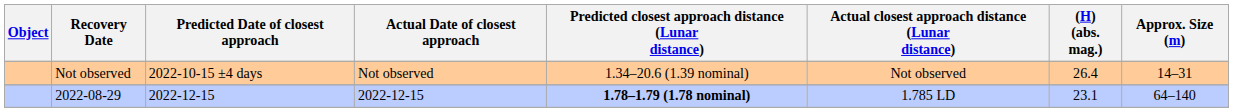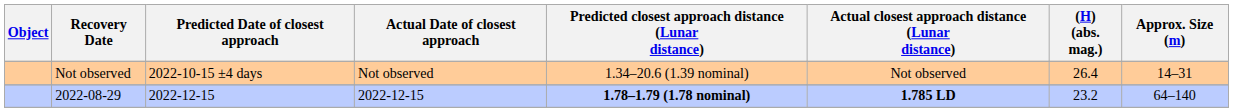(928, 96) normal -> (928, 96) bold
(1085, 96) 23.1 -> (1085, 96) 23.2
